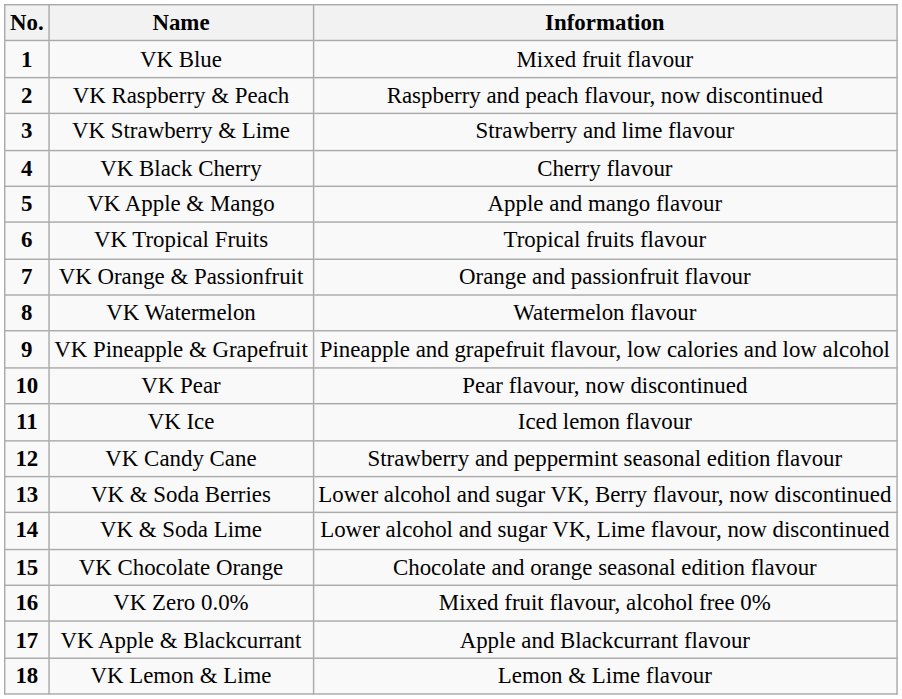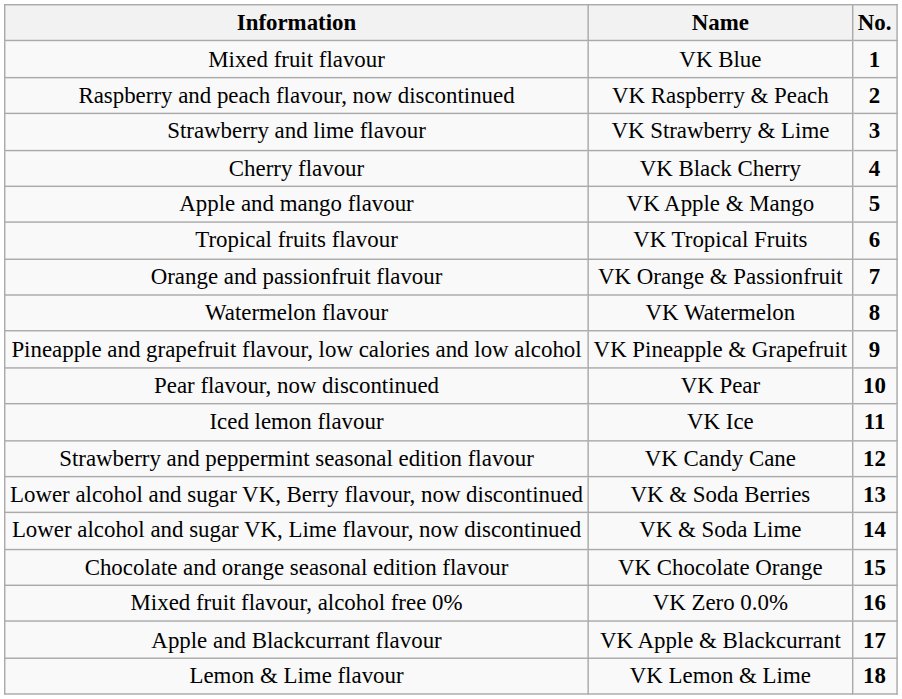columns swapped: (27, 22) <-> (605, 22)
